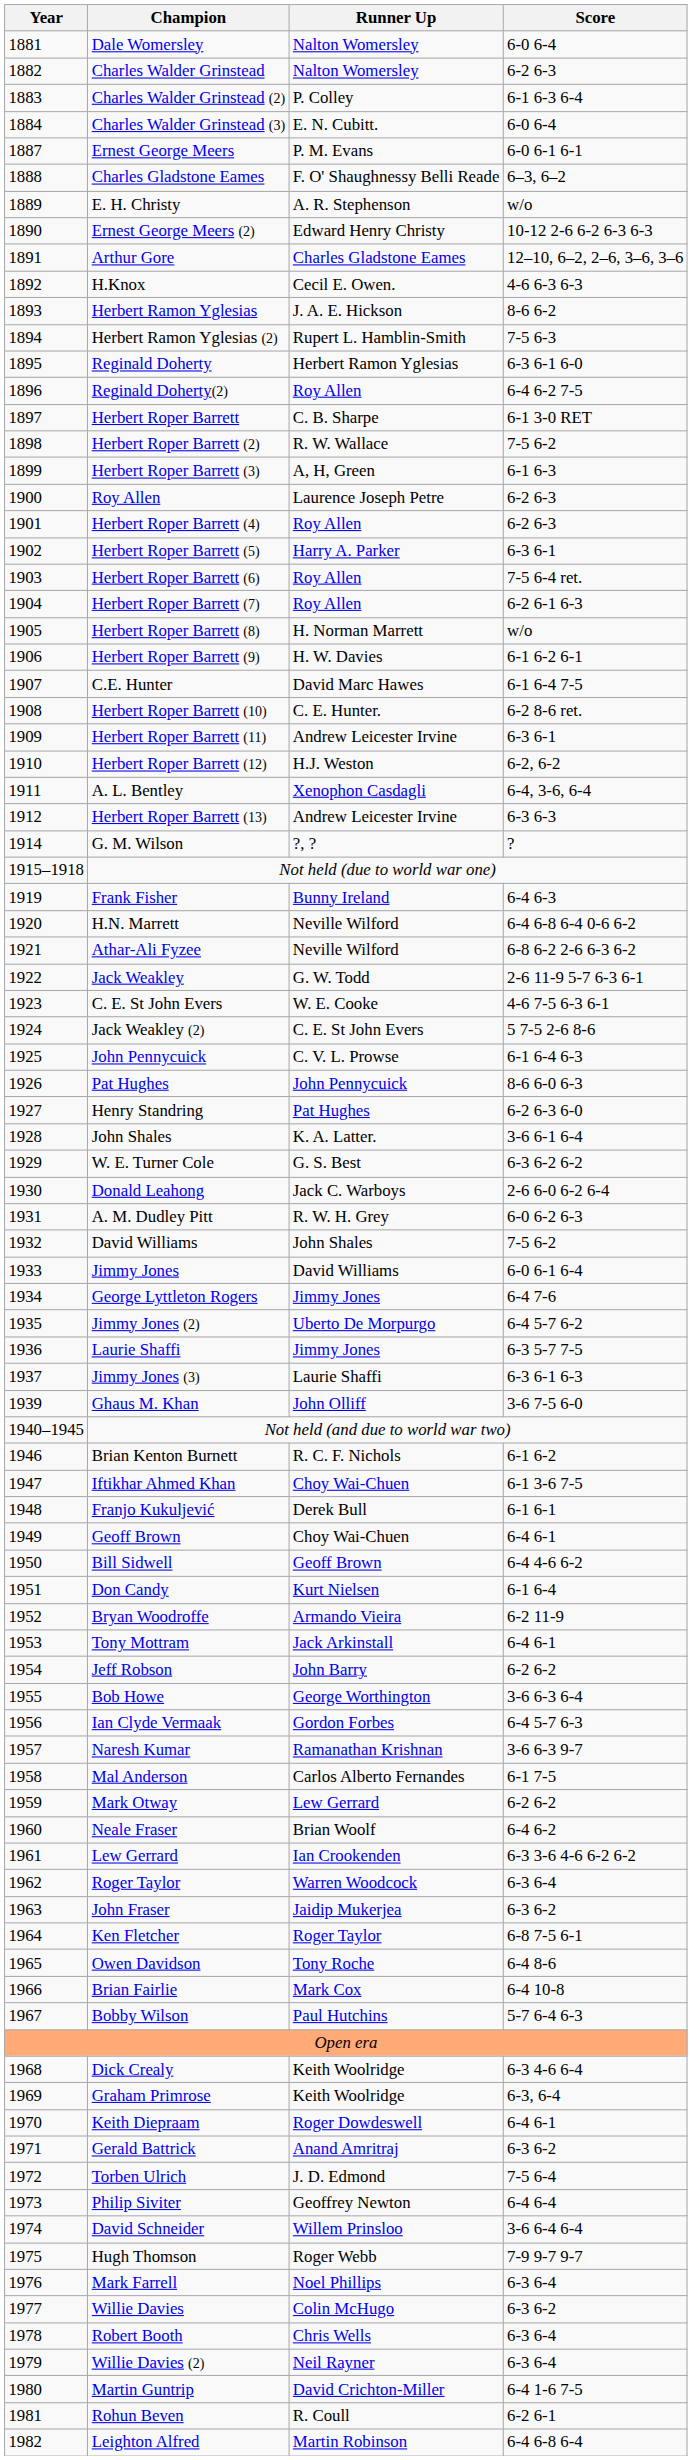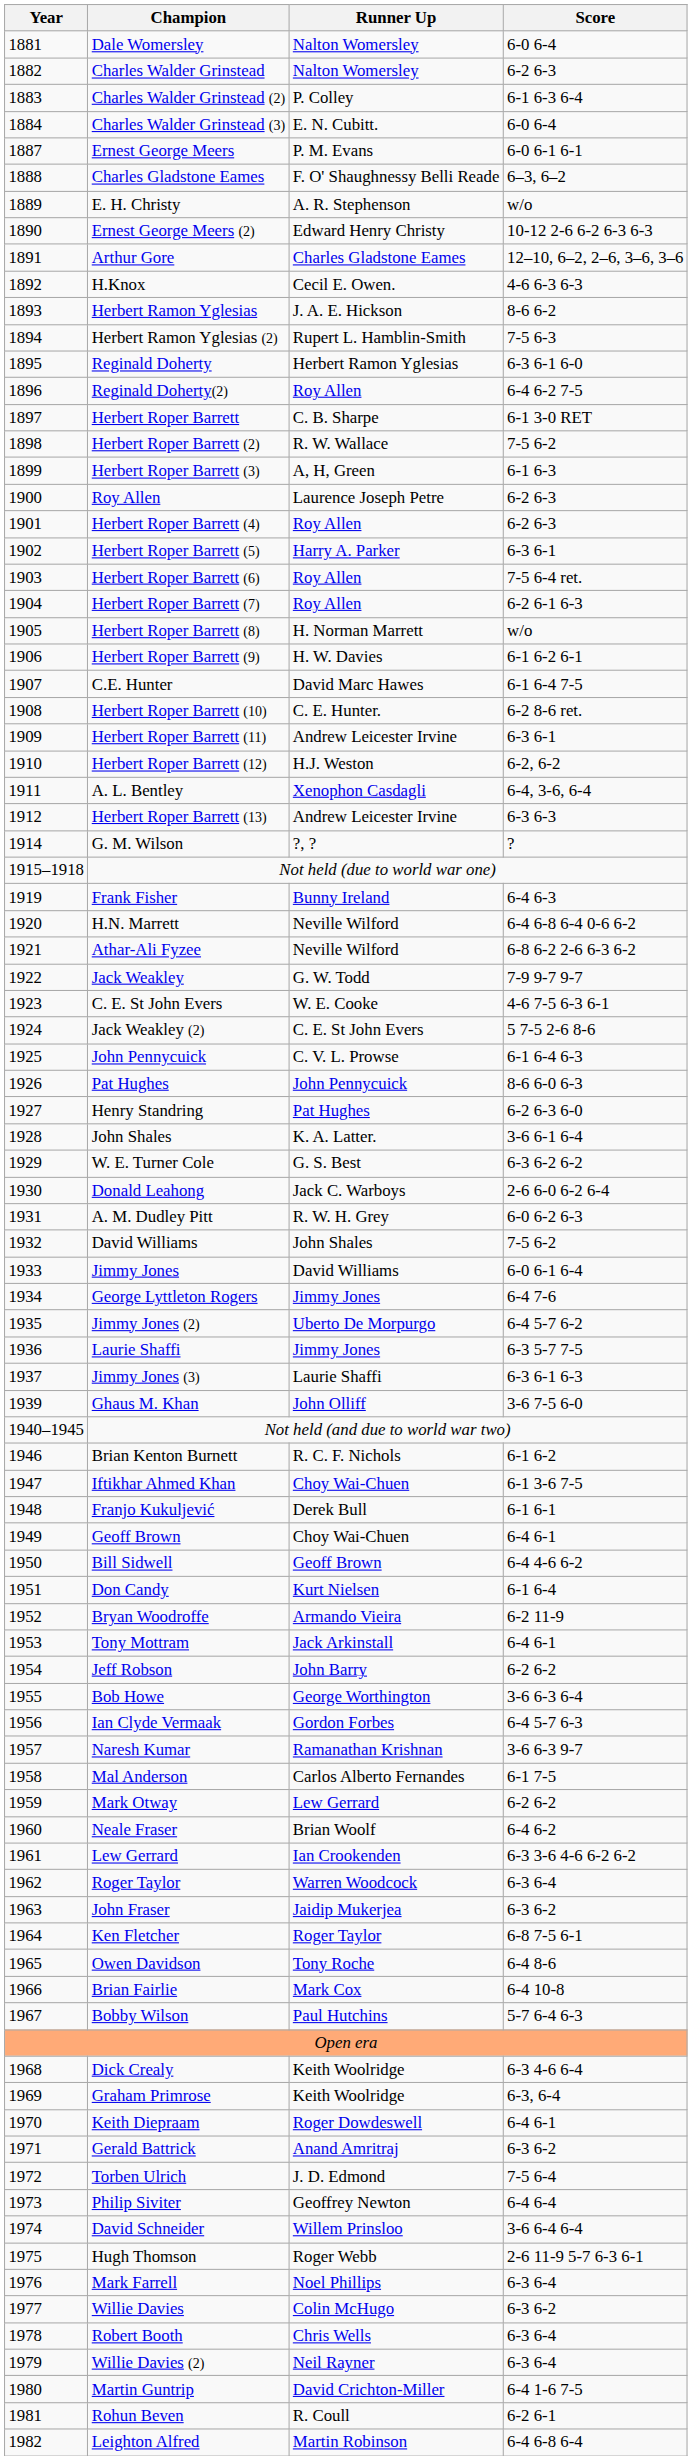(575, 976) 2-6 11-9 5-7 6-3 6-1 -> (545, 976) 7-9 9-7 9-7
(545, 2255) 7-9 9-7 9-7 -> (575, 2255) 2-6 11-9 5-7 6-3 6-1
